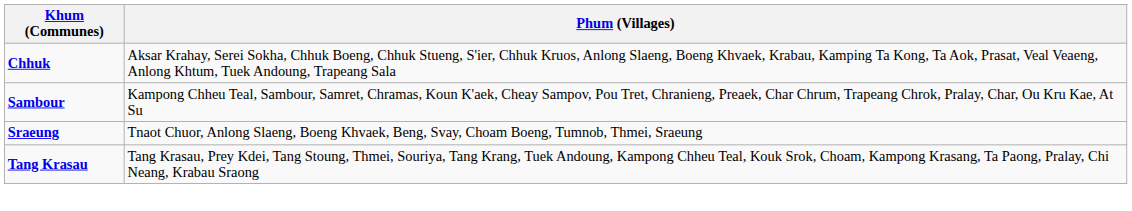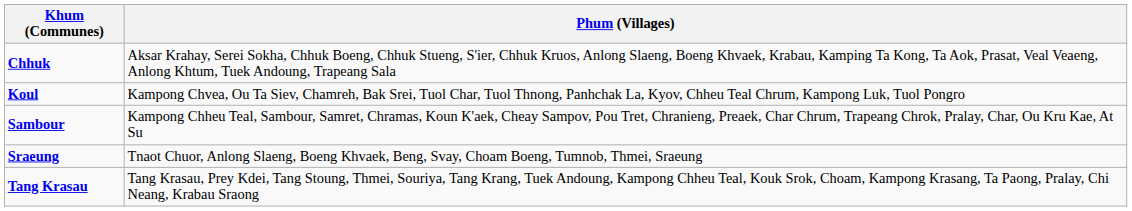+ row: (23, 93)
